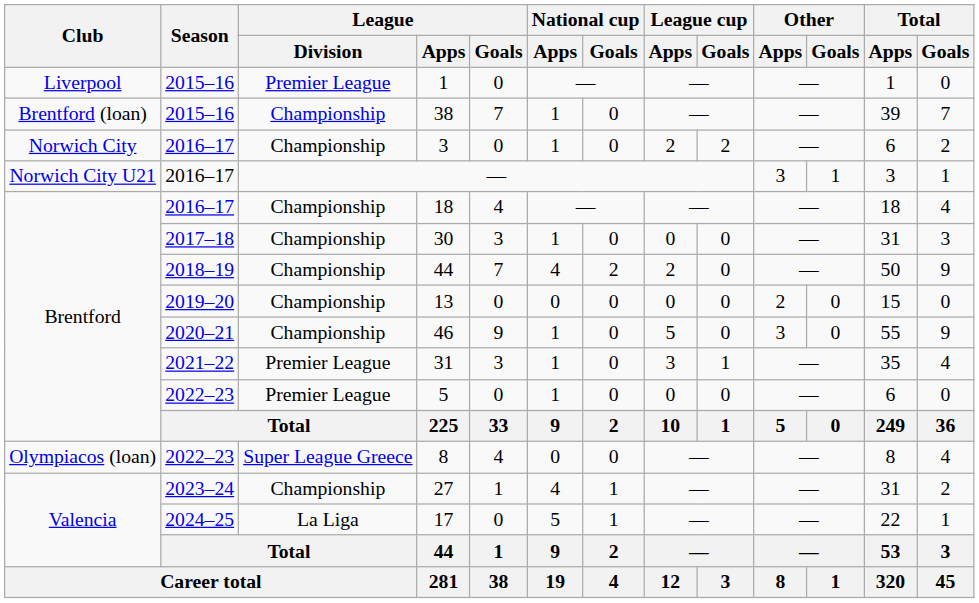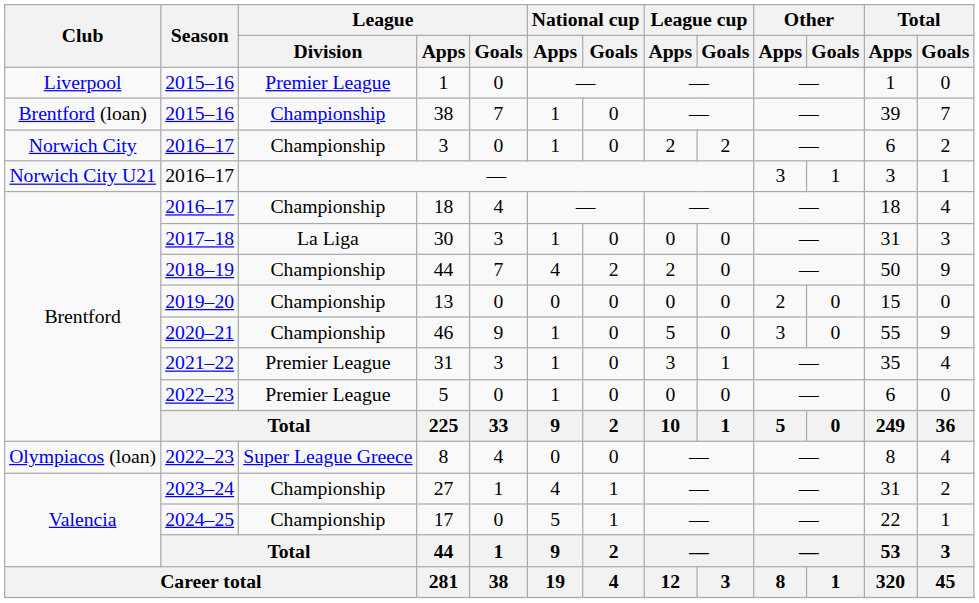(328, 238) Championship -> (328, 238) La Liga
(328, 519) La Liga -> (328, 519) Championship
